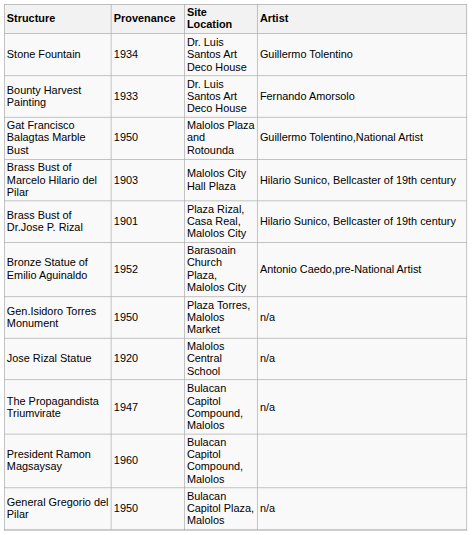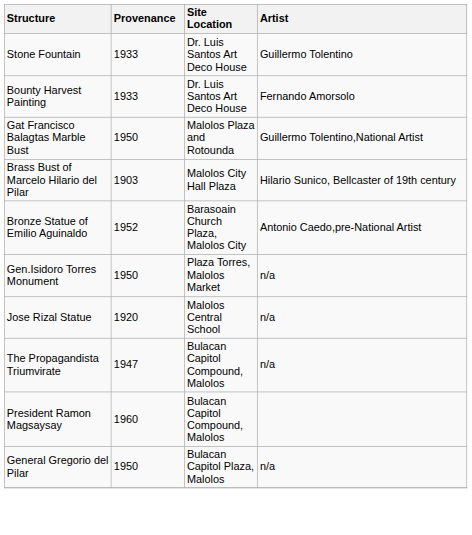(126, 54) 1934 -> (126, 54) 1933
- row: (45, 221)
